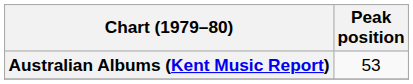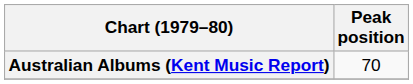(371, 65) 53 -> (371, 65) 70
